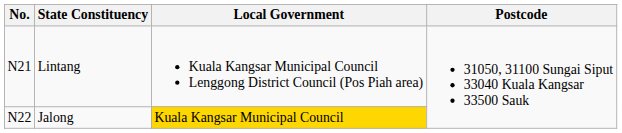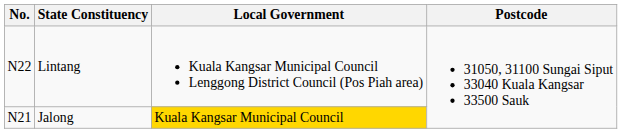(19, 66) N21 -> (19, 66) N22
(19, 117) N22 -> (19, 117) N21
